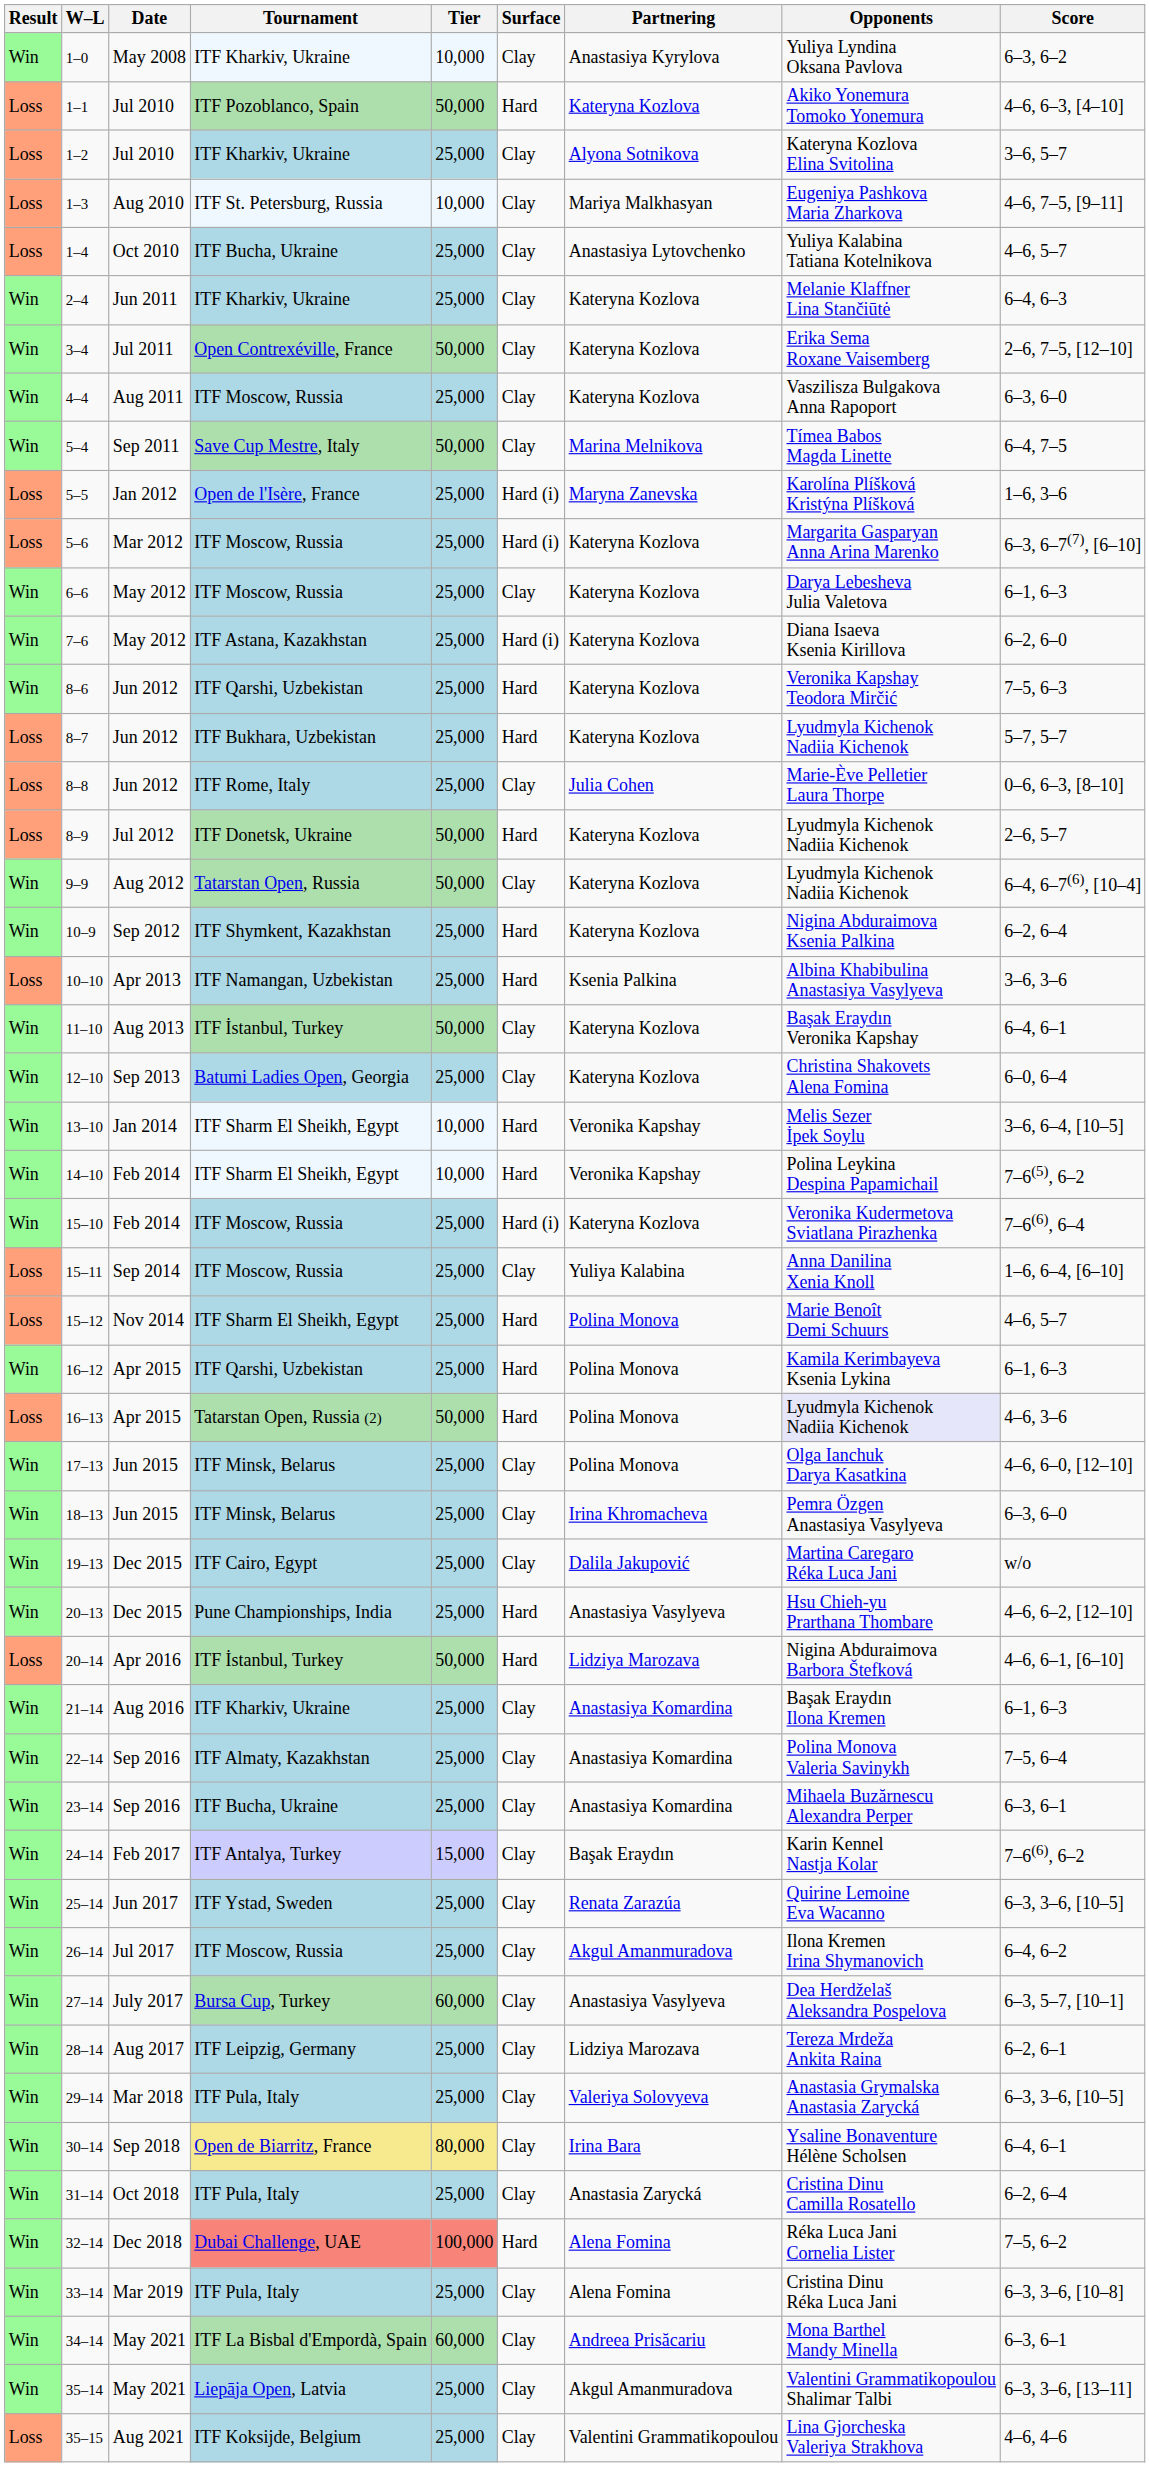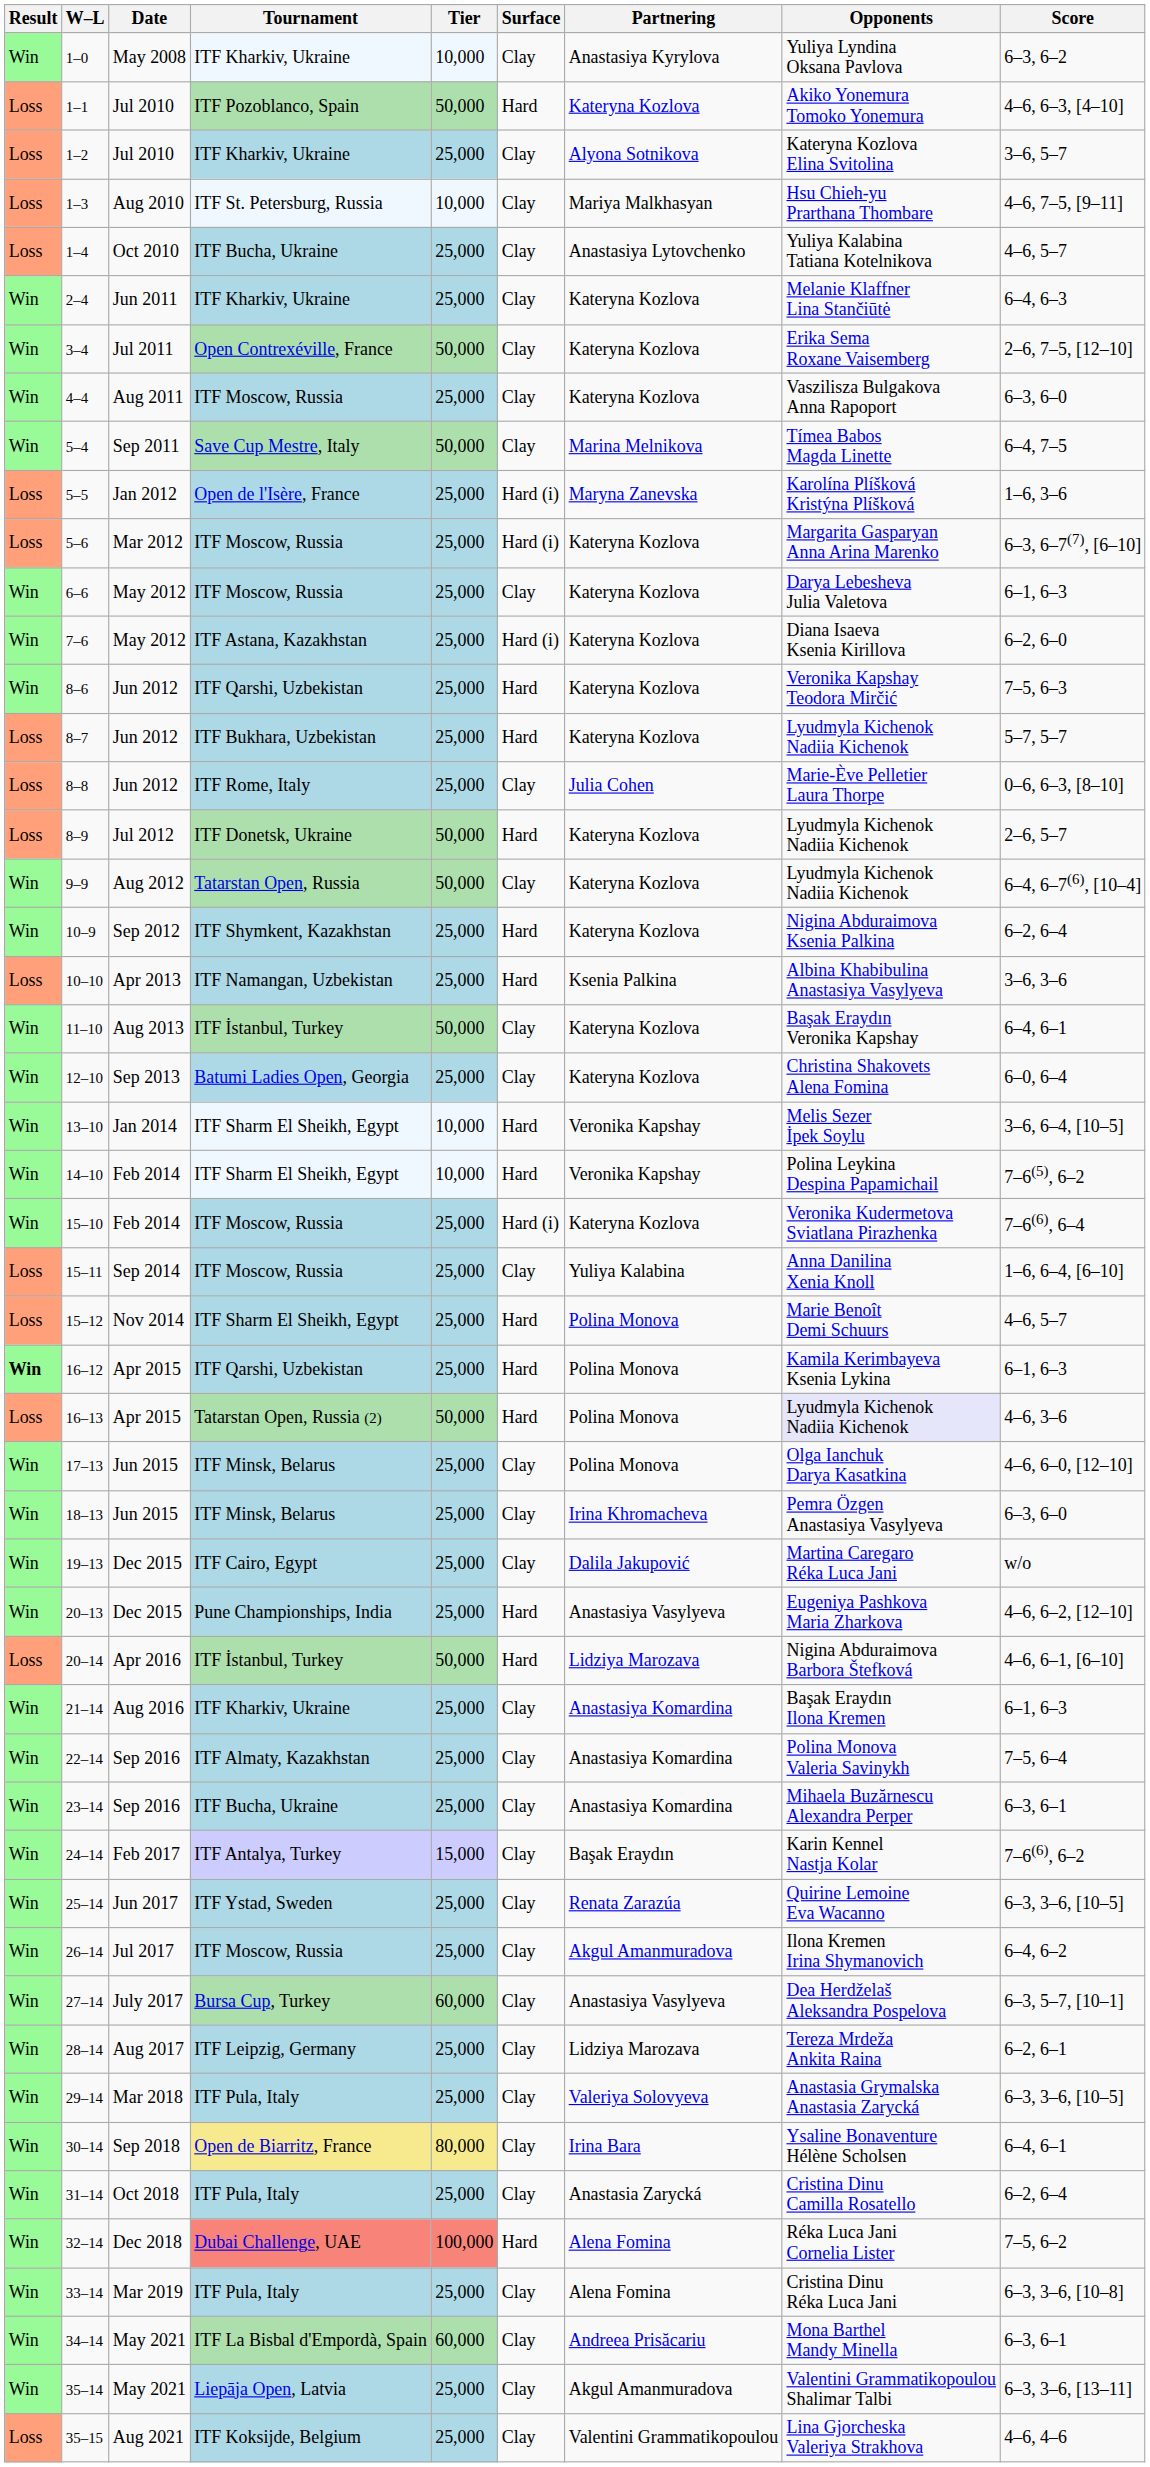(857, 202) Eugeniya Pashkova Maria Zharkova -> (860, 202) Hsu Chieh-yu Prarthana Thombare
(24, 1368) normal -> (25, 1368) bold
(860, 1611) Hsu Chieh-yu Prarthana Thombare -> (857, 1611) Eugeniya Pashkova Maria Zharkova
